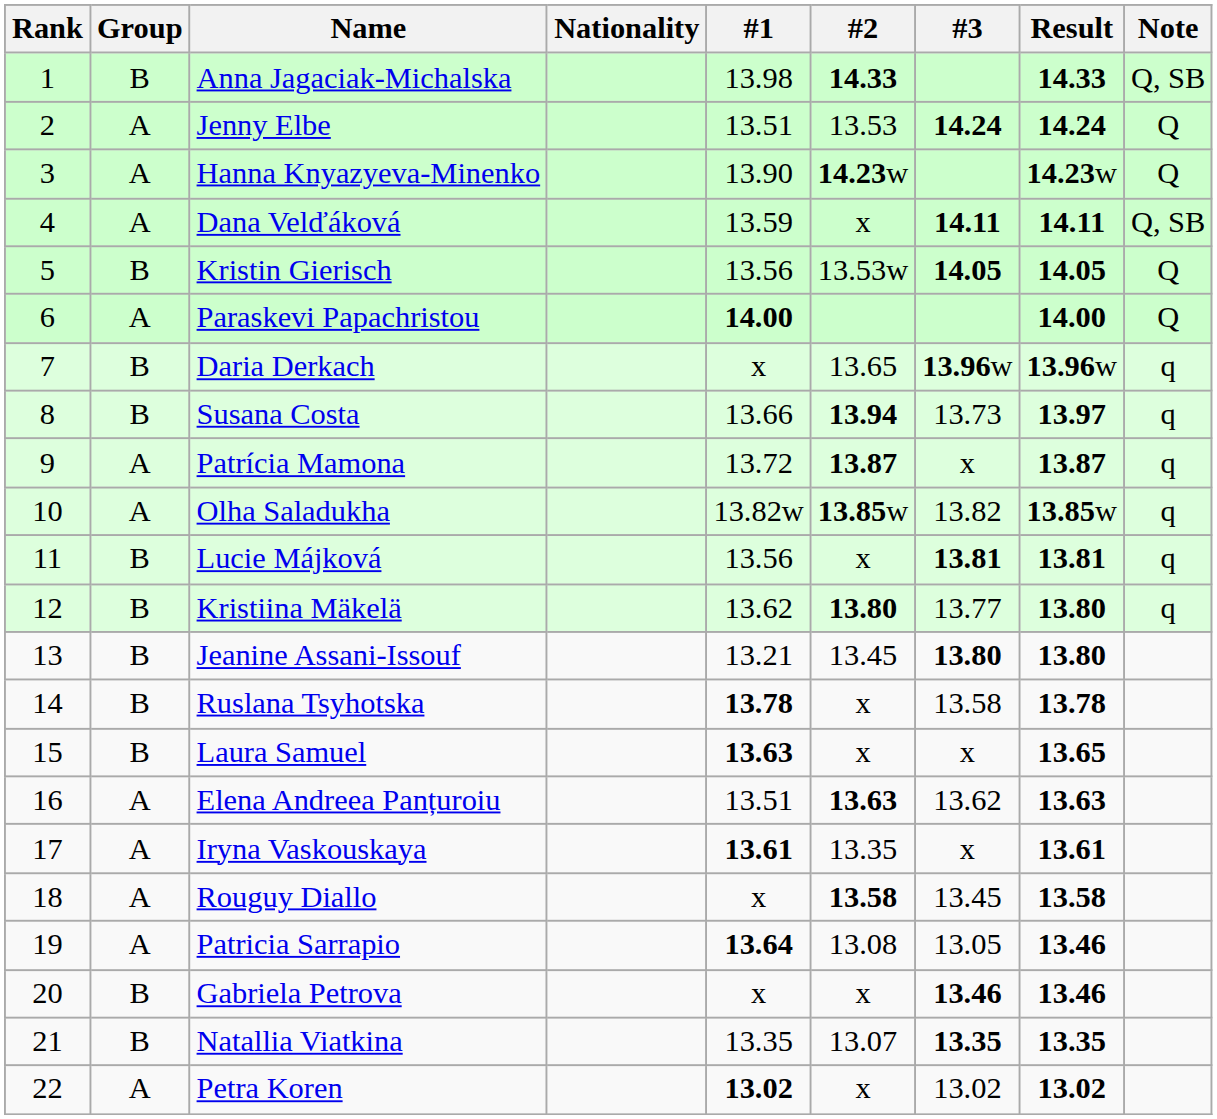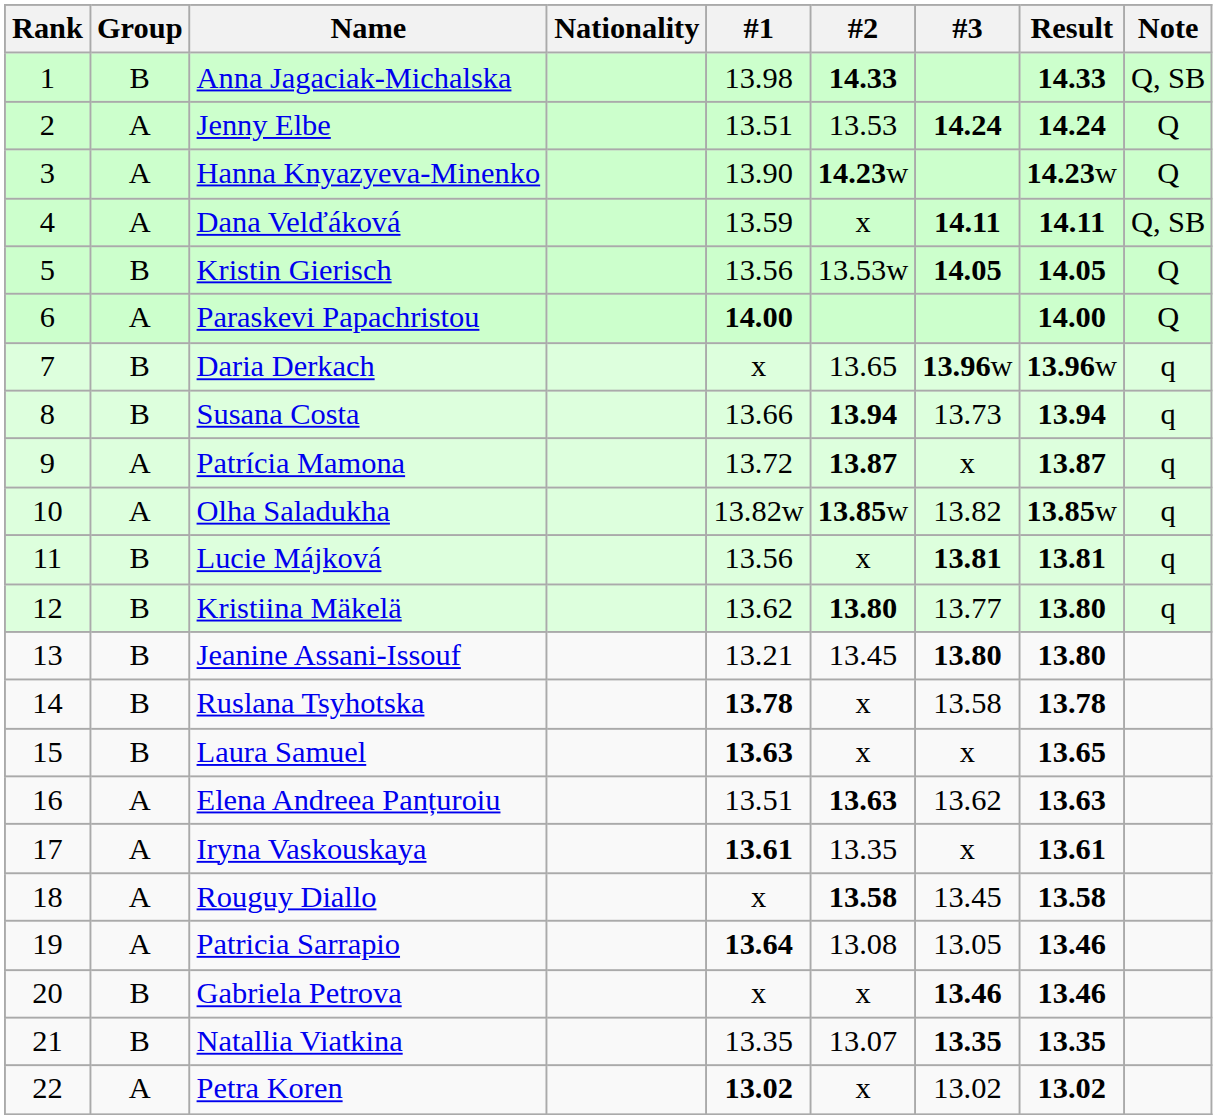(1072, 414) 13.97 -> (1072, 414) 13.94
